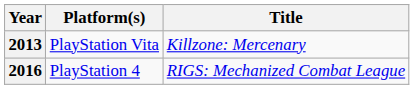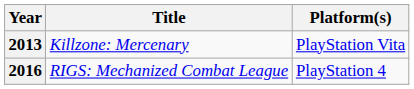columns swapped: (286, 17) <-> (104, 17)
